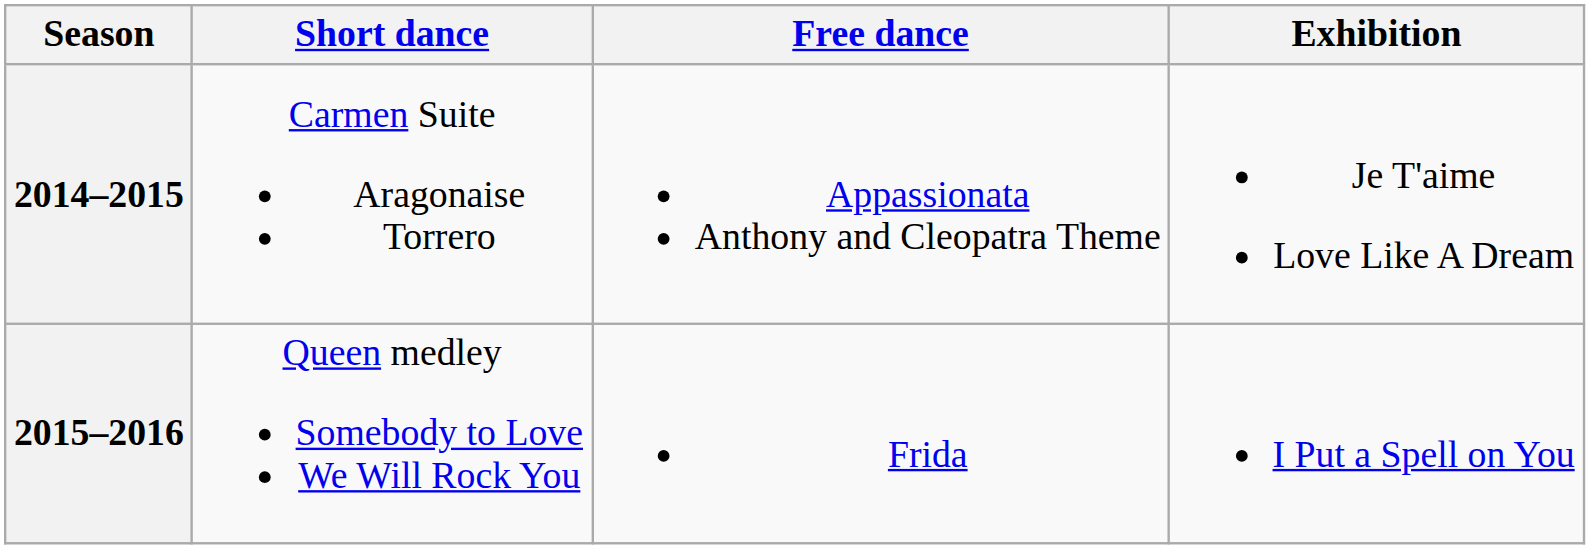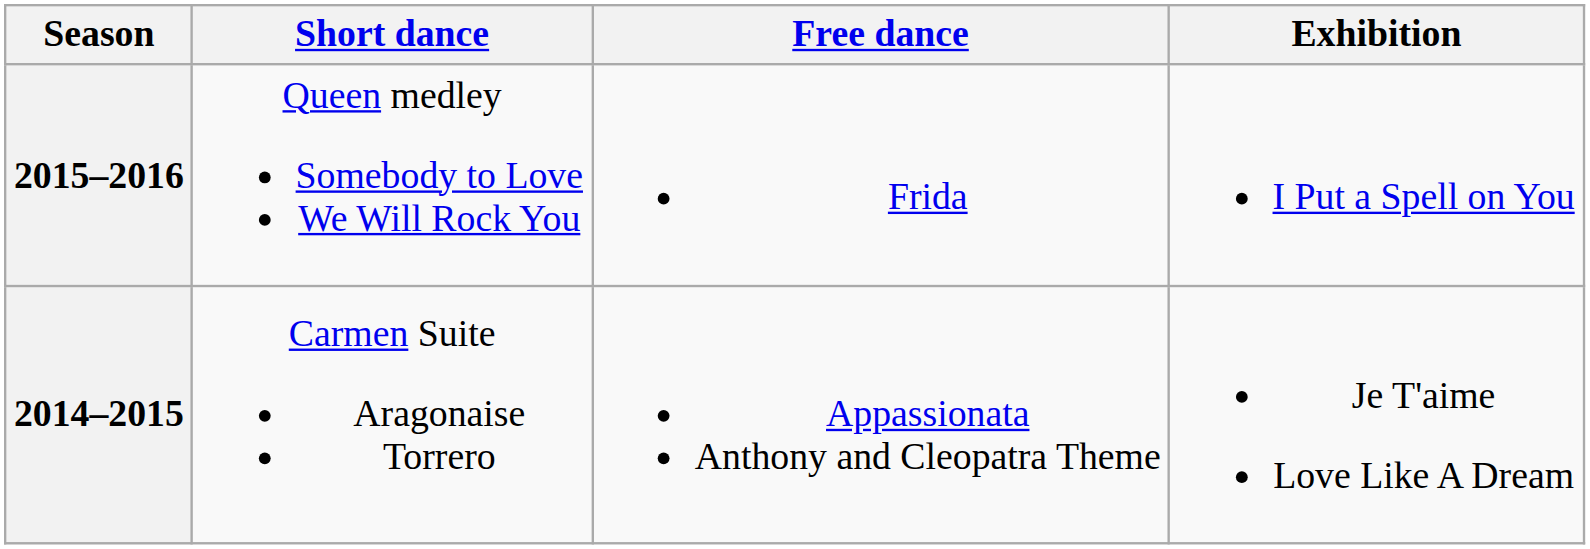rows swapped: (99, 432) <-> (99, 193)
